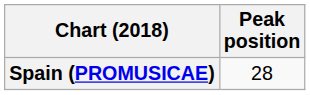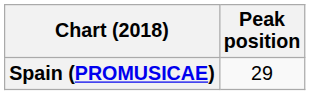(262, 73) 28 -> (262, 73) 29
